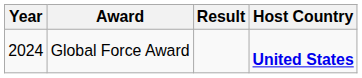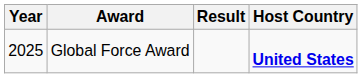(26, 51) 2024 -> (26, 51) 2025
